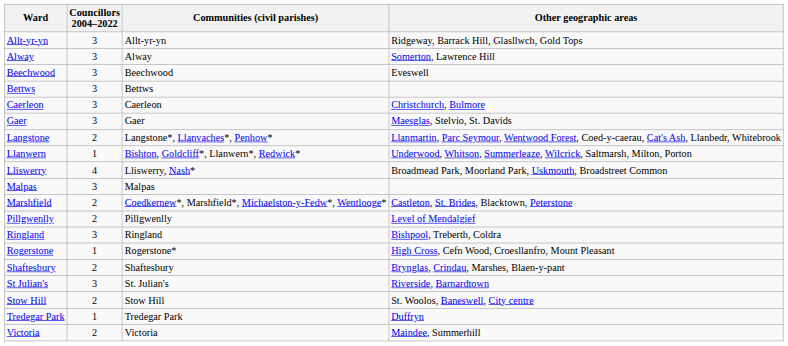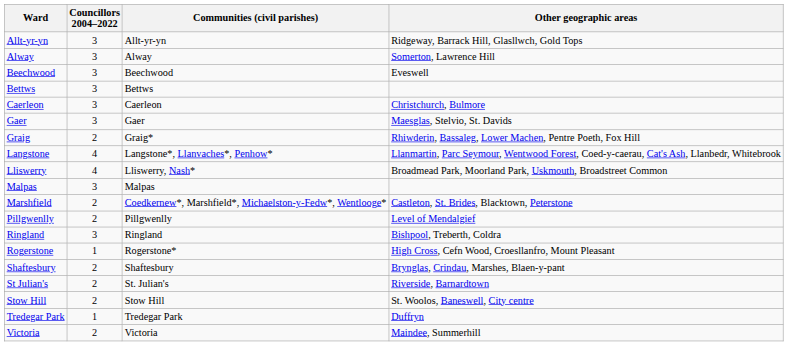+ row: (18, 137)
(95, 137) 2 -> (95, 154) 4
- row: (26, 154)
(95, 283) 3 -> (95, 283) 2
